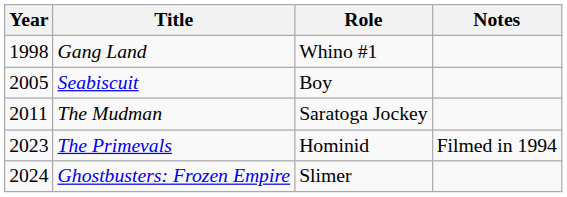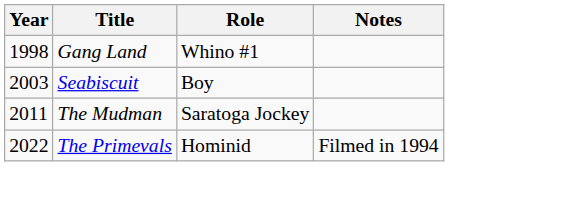(29, 82) 2005 -> (29, 82) 2003
(29, 144) 2023 -> (29, 144) 2022
- row: (174, 176)
